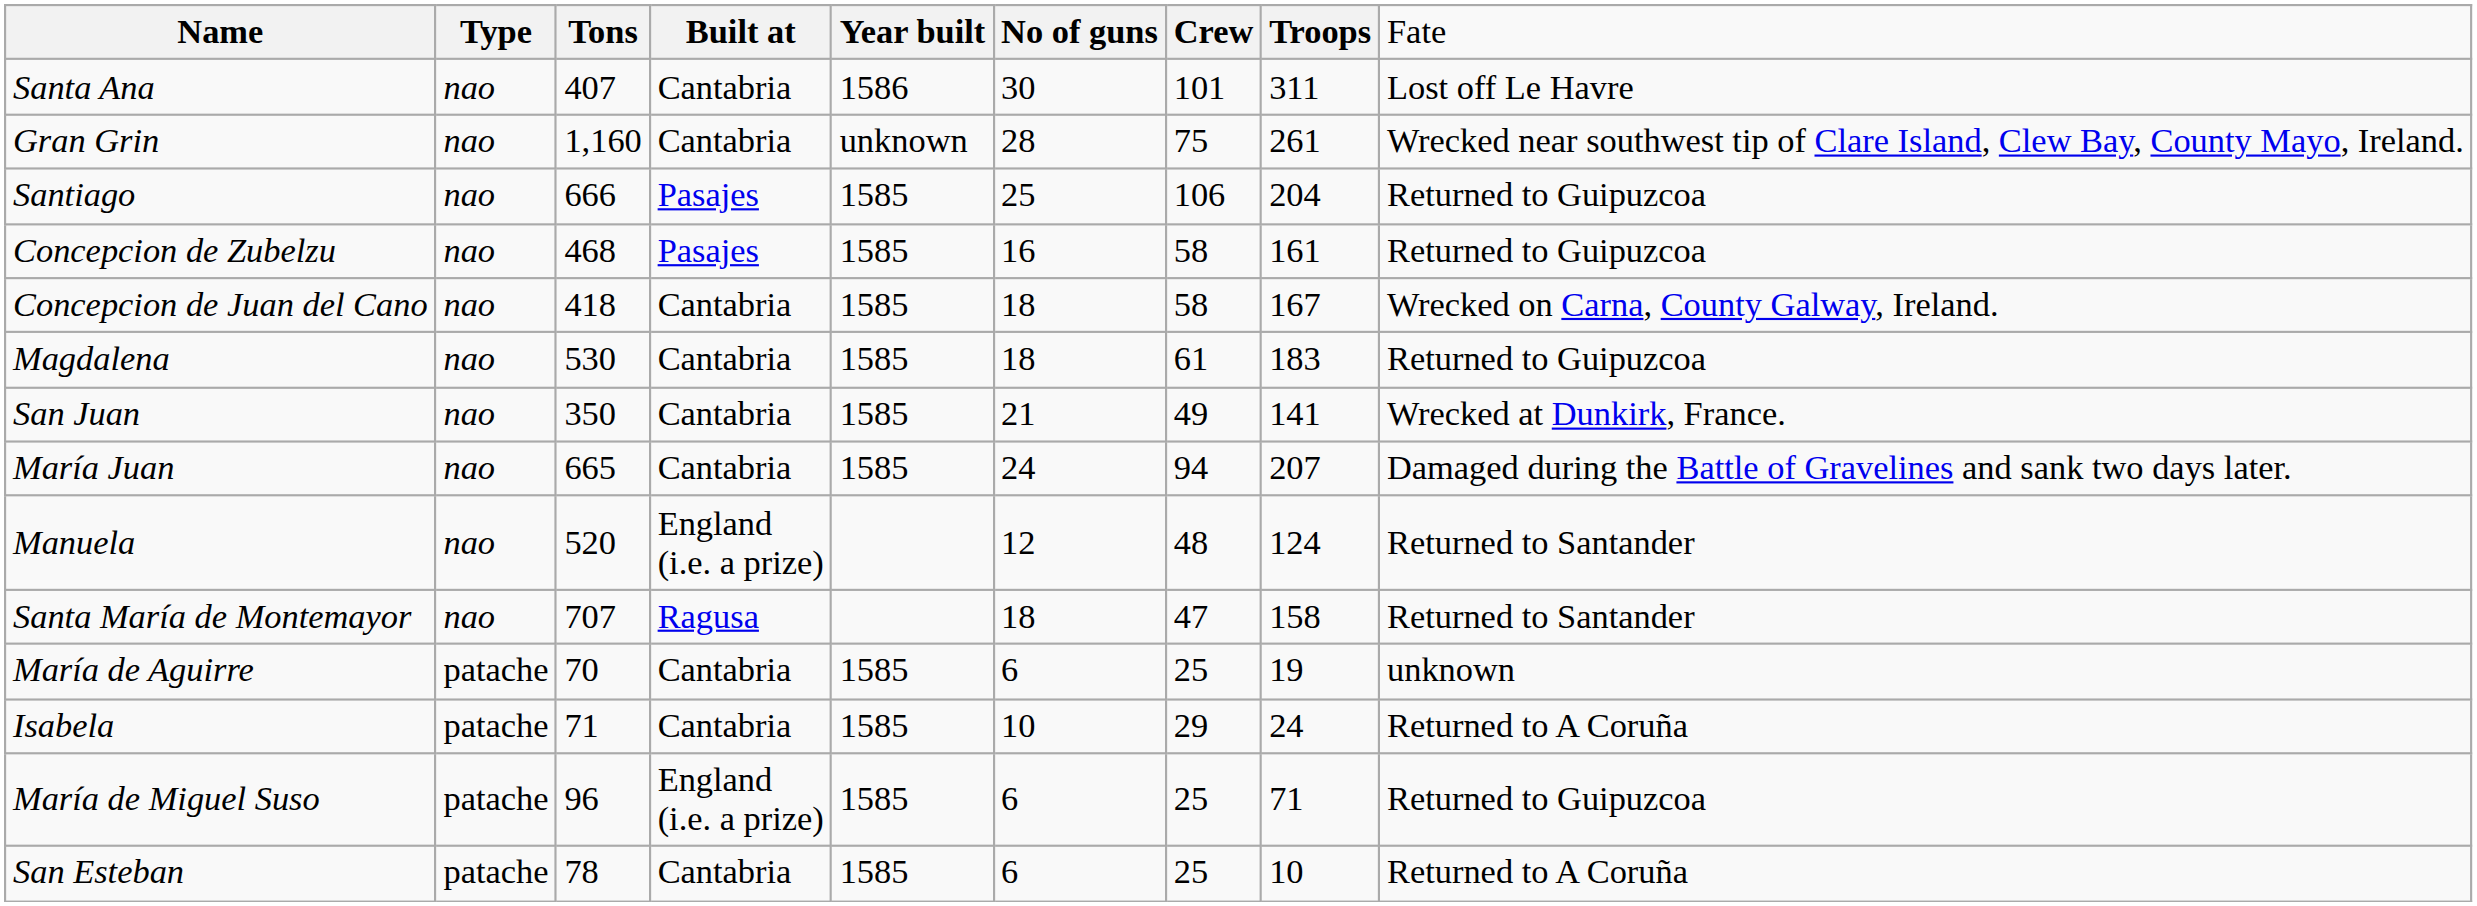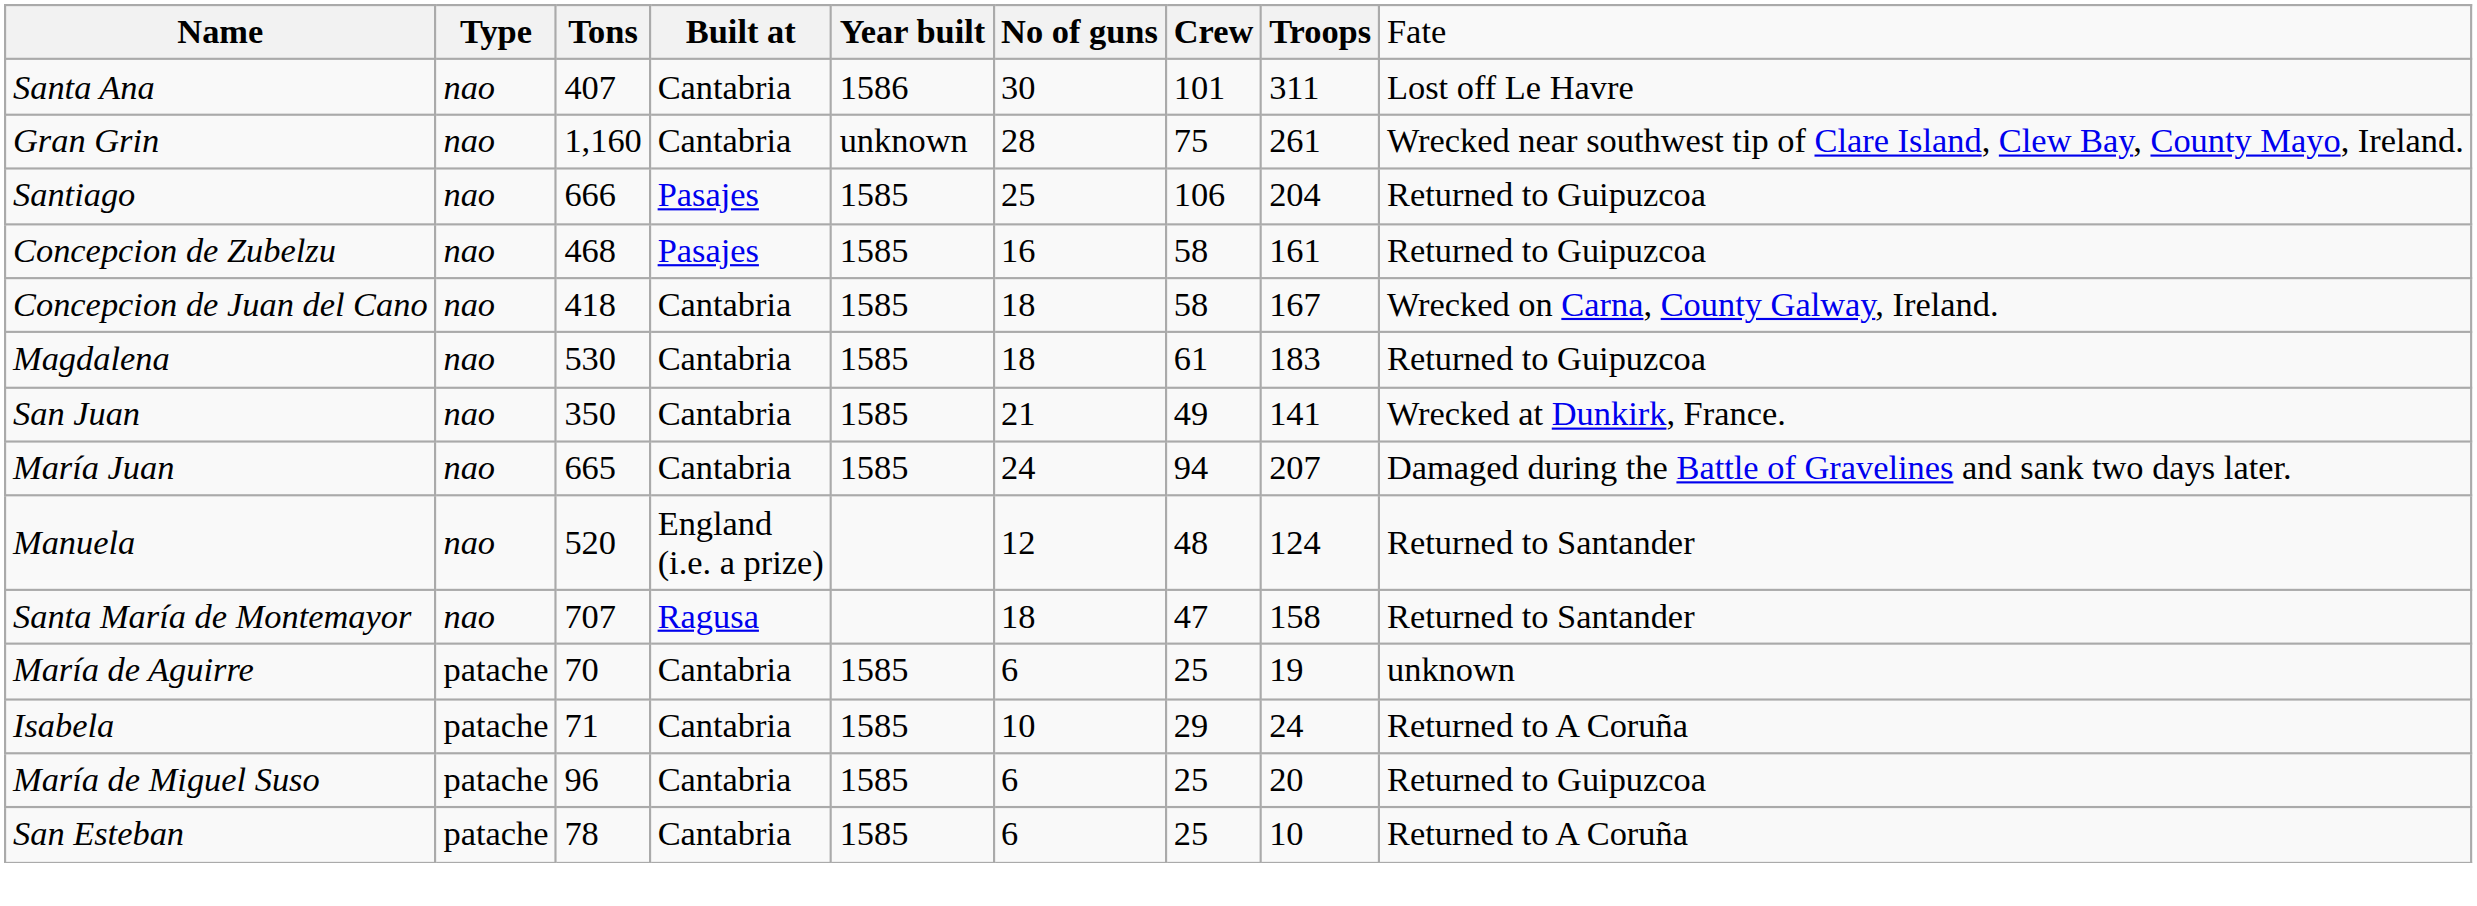(741, 799) England (i.e. a prize) -> (725, 779) Cantabria
(1286, 799) 71 -> (1286, 779) 20
